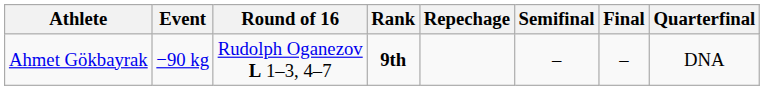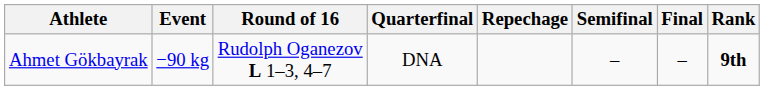columns swapped: (704, 19) <-> (393, 19)
